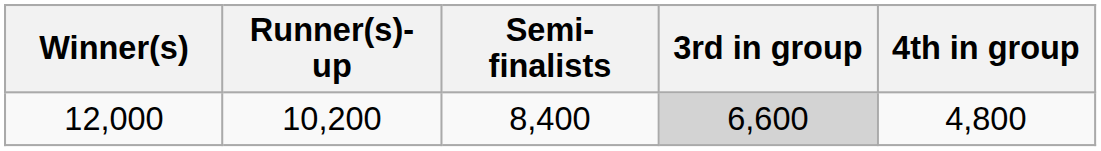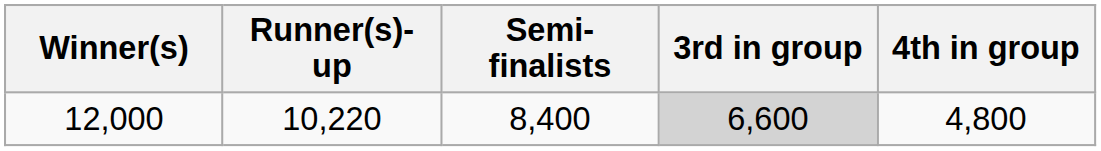(332, 118) 10,200 -> (332, 118) 10,220
